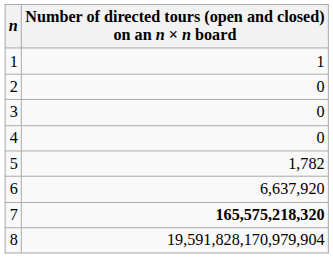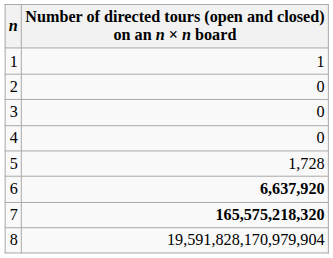(306, 163) 1,782 -> (306, 163) 1,728
(292, 189) normal -> (292, 189) bold
